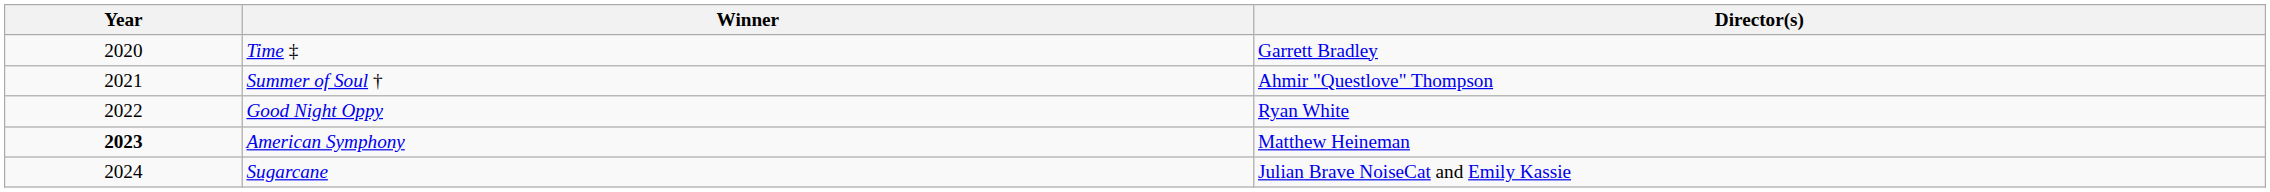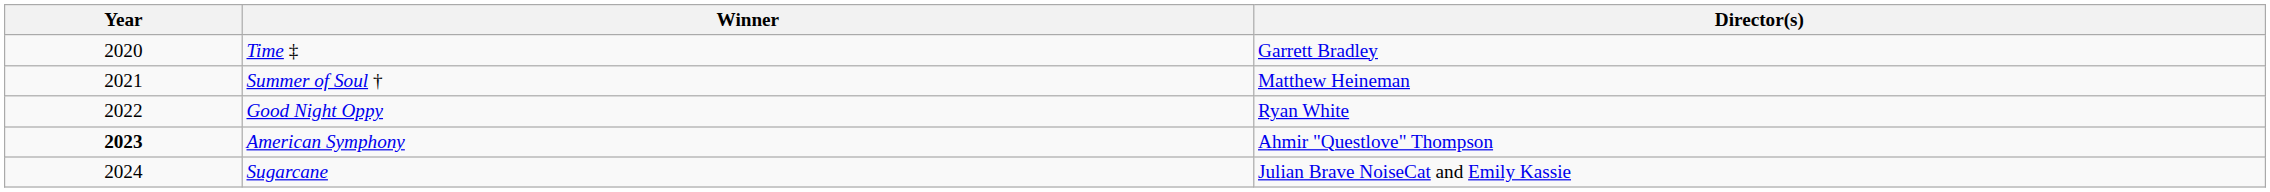(1376, 80) Ahmir "Questlove" Thompson -> (1334, 80) Matthew Heineman
(1334, 141) Matthew Heineman -> (1376, 141) Ahmir "Questlove" Thompson
